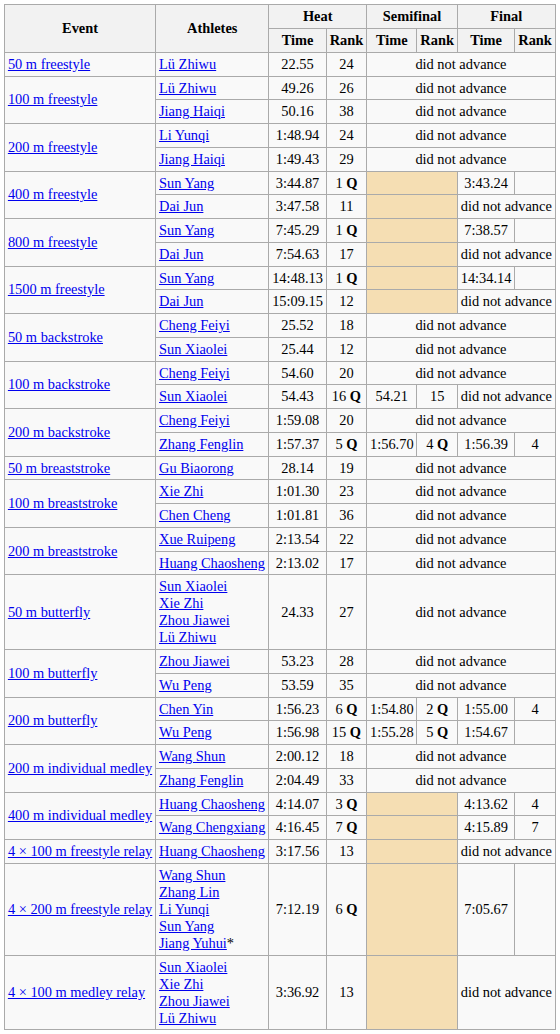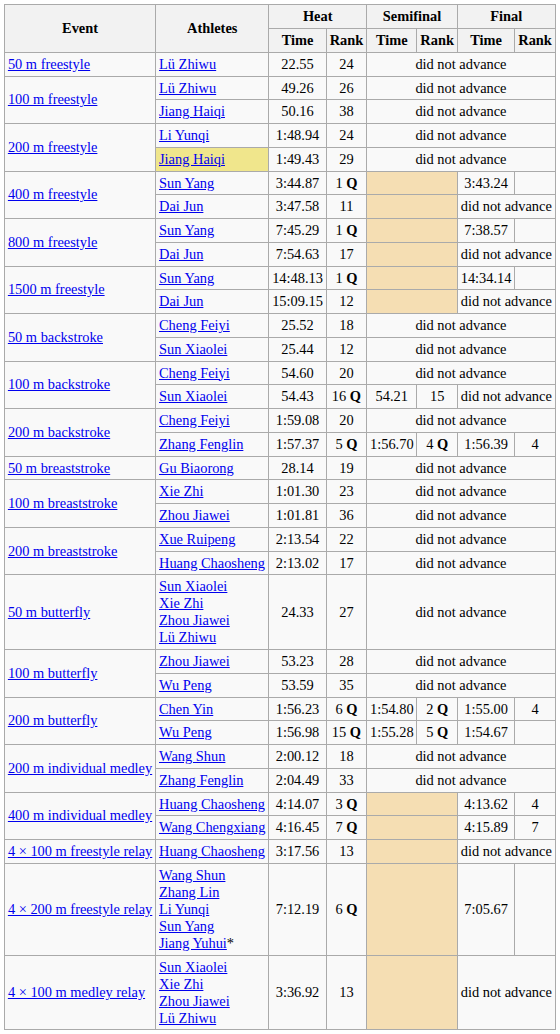(192, 159) no background -> (192, 159) khaki background
(195, 515) Chen Cheng -> (194, 515) Zhou Jiawei
